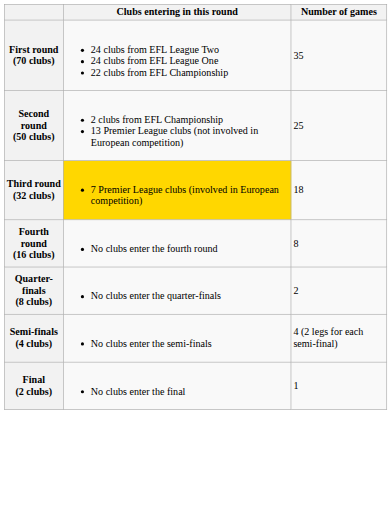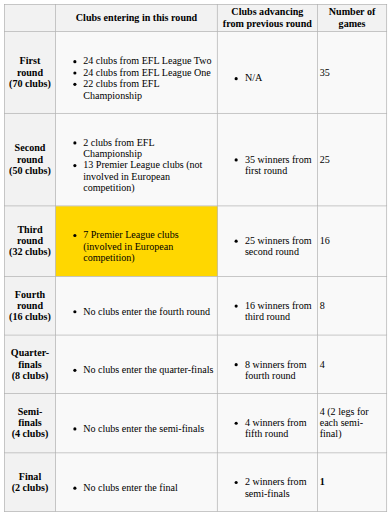+ column: (267, 18)
(298, 190) 18 -> (325, 241) 16
(296, 290) 2 -> (322, 364) 4
(296, 385) normal -> (322, 482) bold
